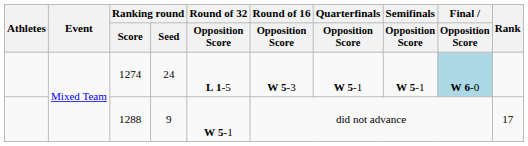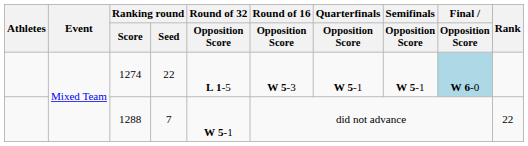(169, 75) 24 -> (169, 75) 22
(169, 119) 9 -> (169, 119) 7
(508, 119) 17 -> (508, 119) 22
